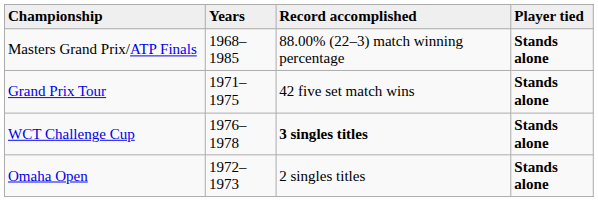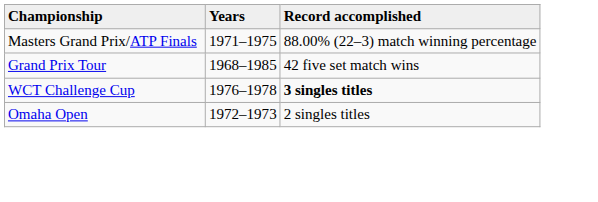- column: (549, 16)
(228, 49) 1968–1985 -> (243, 40) 1971–1975
(228, 91) 1971–1975 -> (243, 65) 1968–1985
